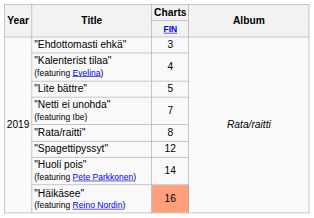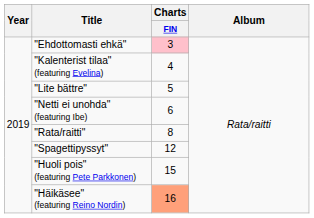(170, 45) no background -> (170, 45) pink background
(170, 111) 7 -> (170, 111) 6
(170, 171) 14 -> (170, 171) 15
